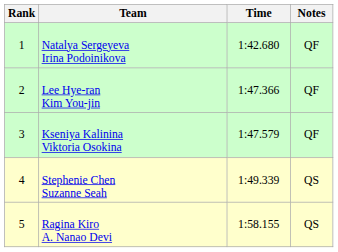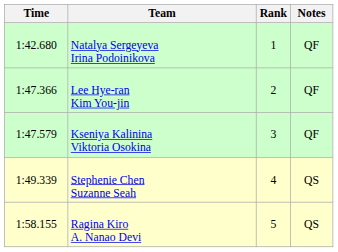columns swapped: (22, 13) <-> (259, 13)
